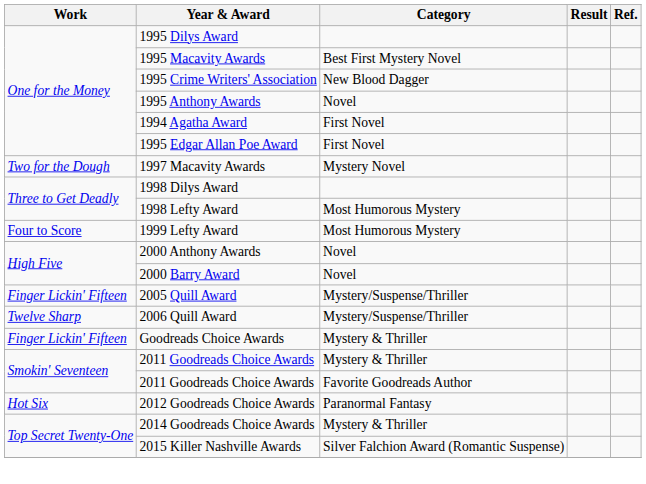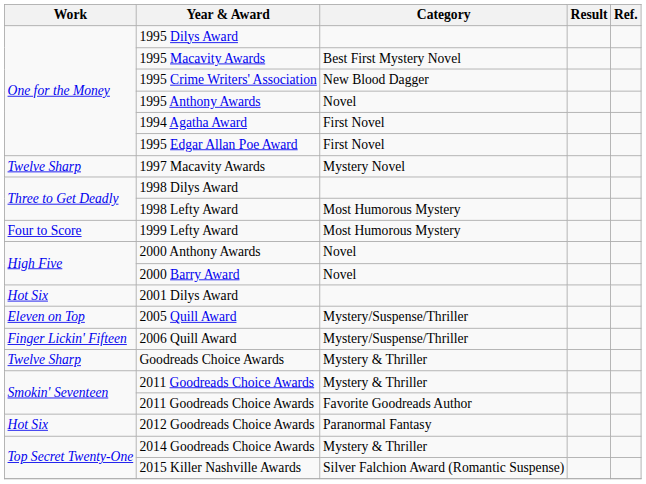(59, 166) Two for the Dough -> (44, 166) Twelve Sharp
+ row: (189, 295)
(67, 295) Finger Lickin' Fifteen -> (46, 317) Eleven on Top
(44, 317) Twelve Sharp -> (67, 338) Finger Lickin' Fifteen
(67, 338) Finger Lickin' Fifteen -> (44, 360) Twelve Sharp
